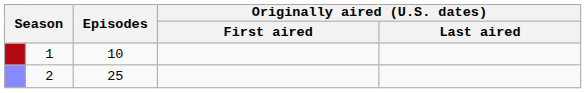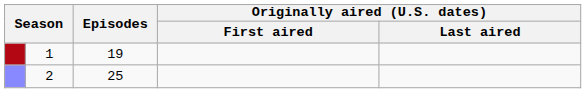(115, 54) 10 -> (115, 54) 19
